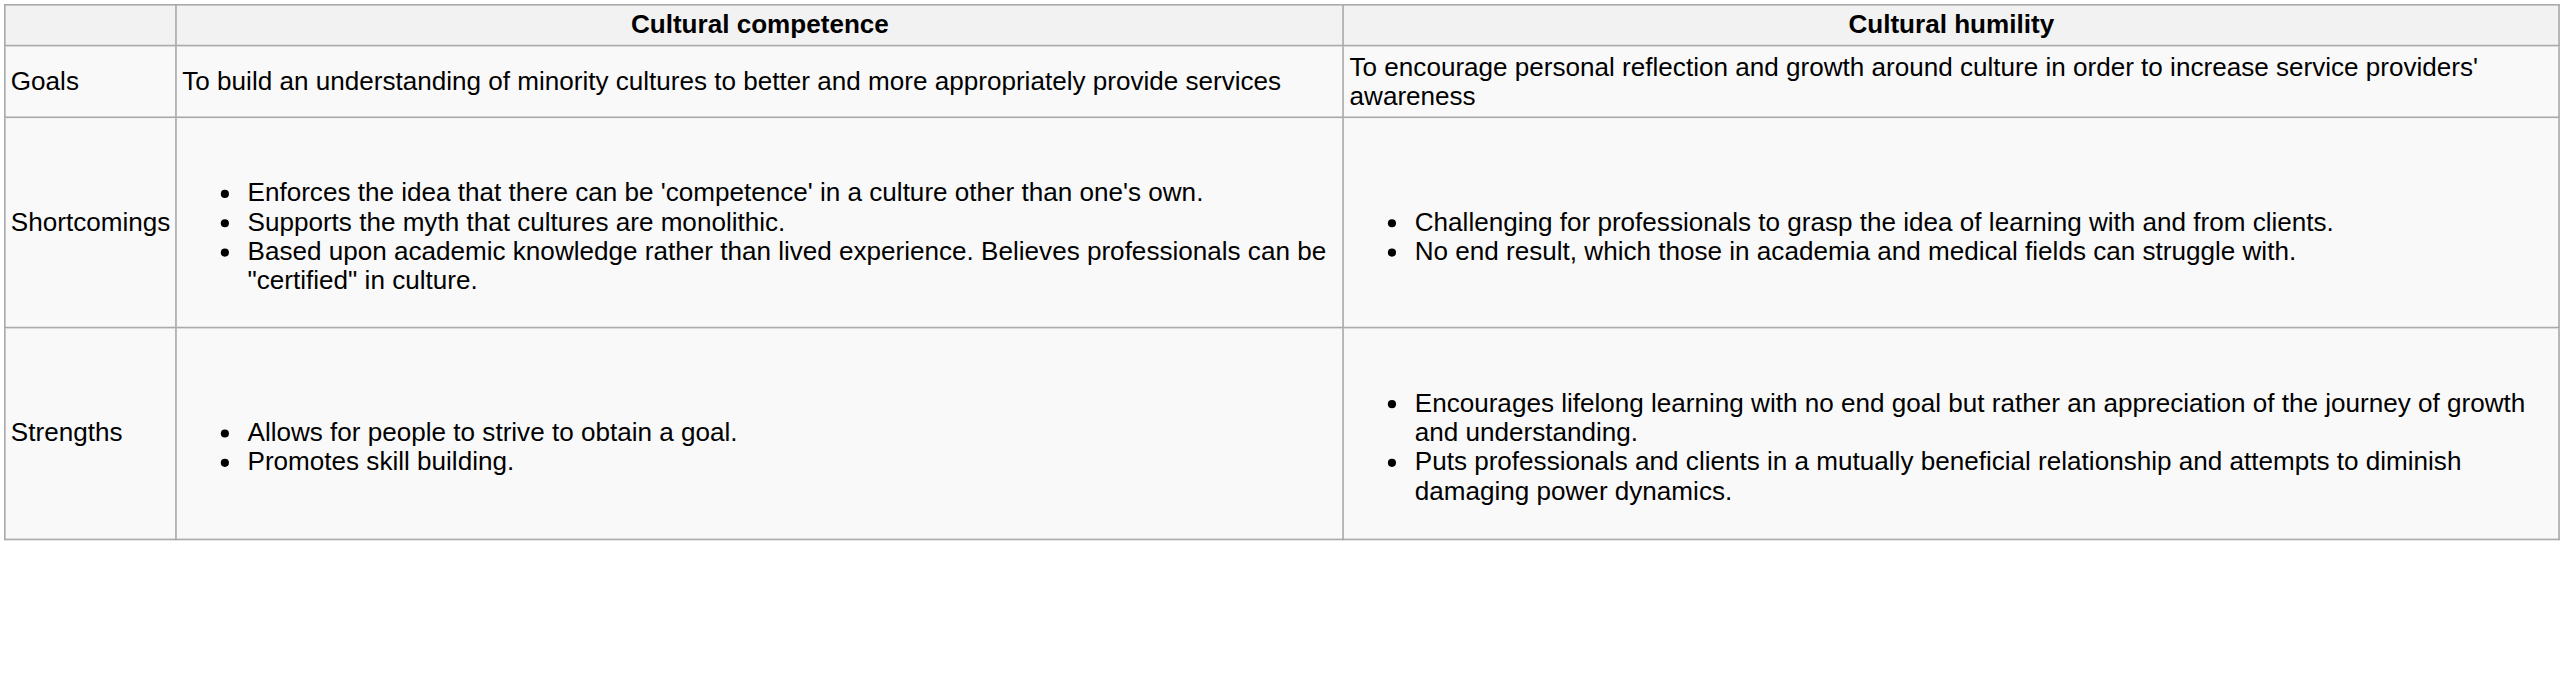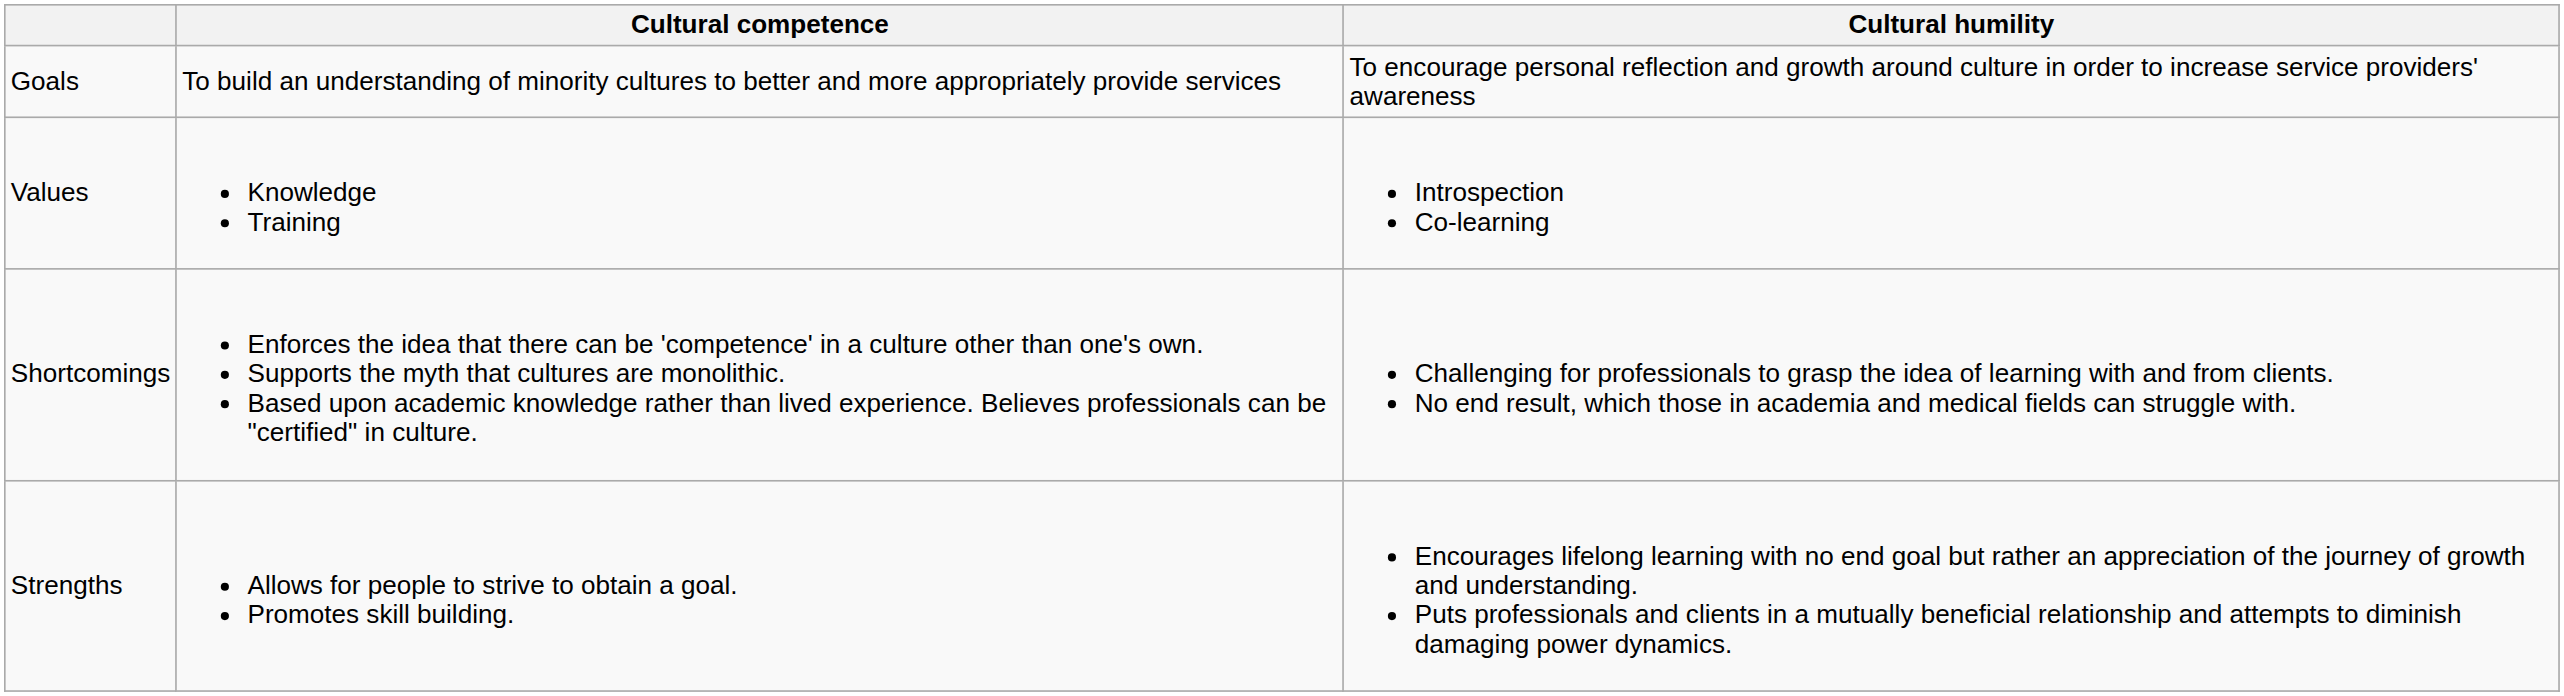+ row: (50, 192)
